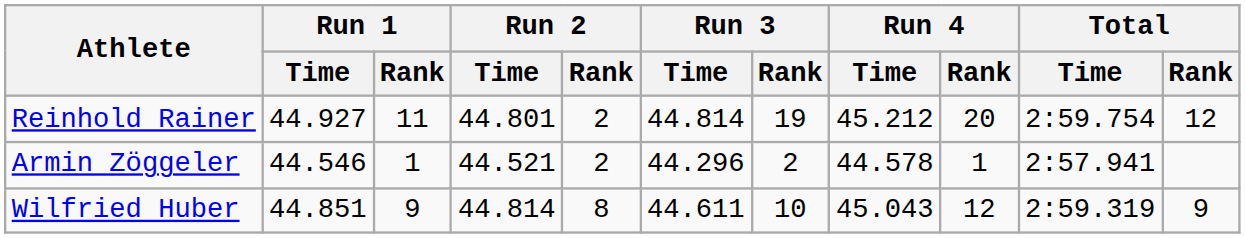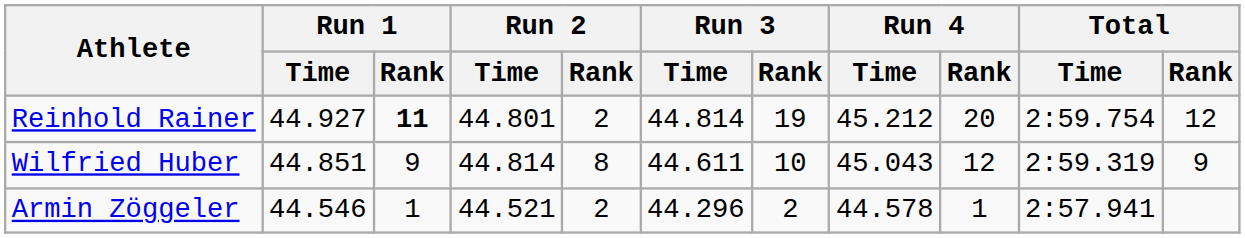(412, 119) normal -> (412, 119) bold
rows swapped: (126, 210) <-> (126, 164)
